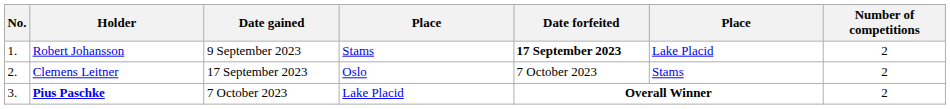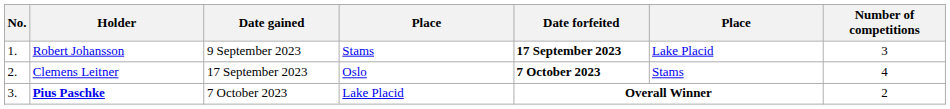(885, 51) 2 -> (885, 51) 3
(557, 72) normal -> (559, 72) bold
(885, 72) 2 -> (885, 72) 4
